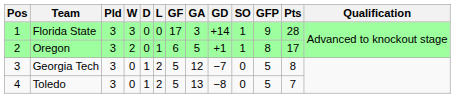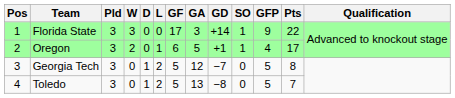(293, 31) 28 -> (293, 31) 22
(267, 48) 8 -> (267, 48) 4
